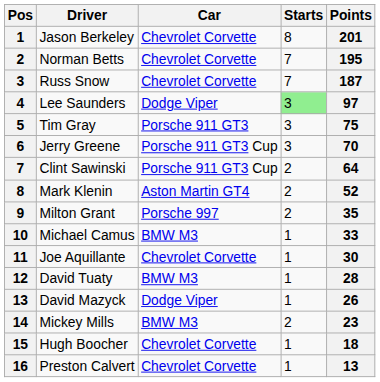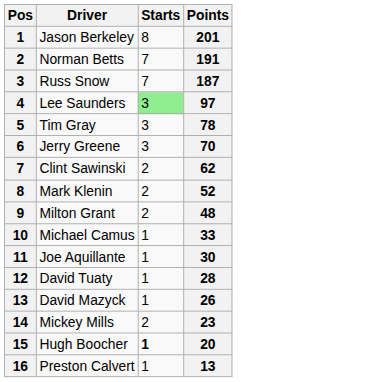- column: (209, 16)
(351, 59) 195 -> (208, 59) 191
(351, 125) 75 -> (208, 125) 78
(351, 169) 64 -> (208, 169) 62
(351, 213) 35 -> (208, 213) 48
(288, 344) normal -> (145, 344) bold
(351, 344) 18 -> (208, 344) 20
